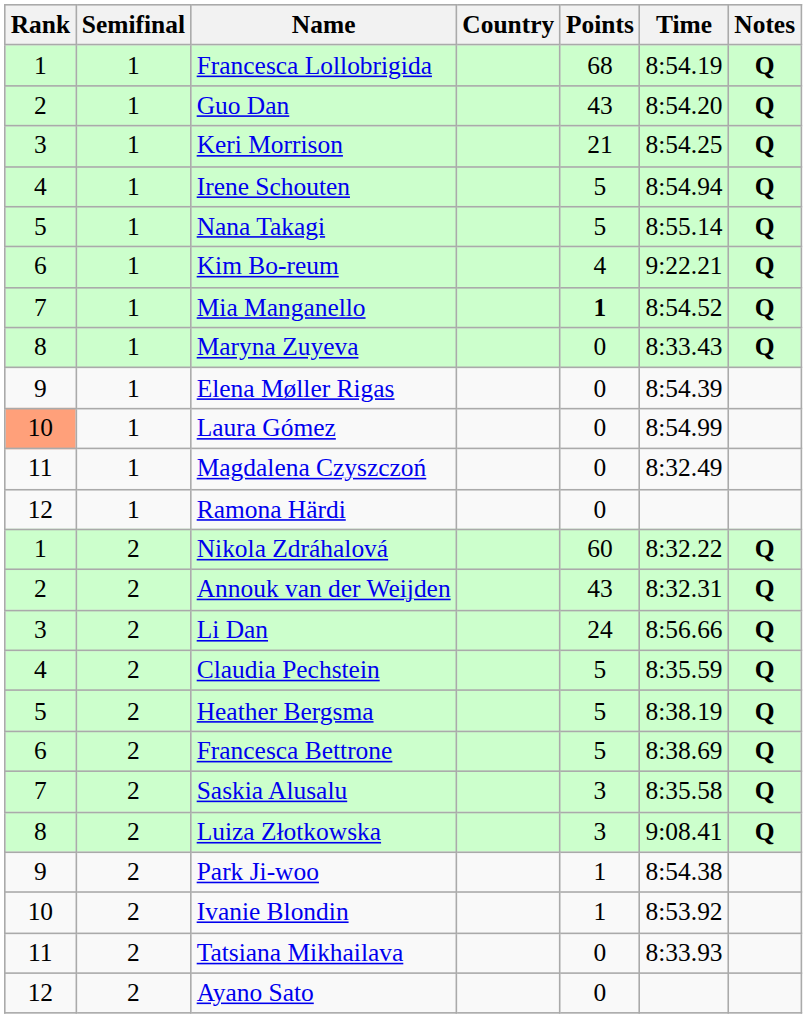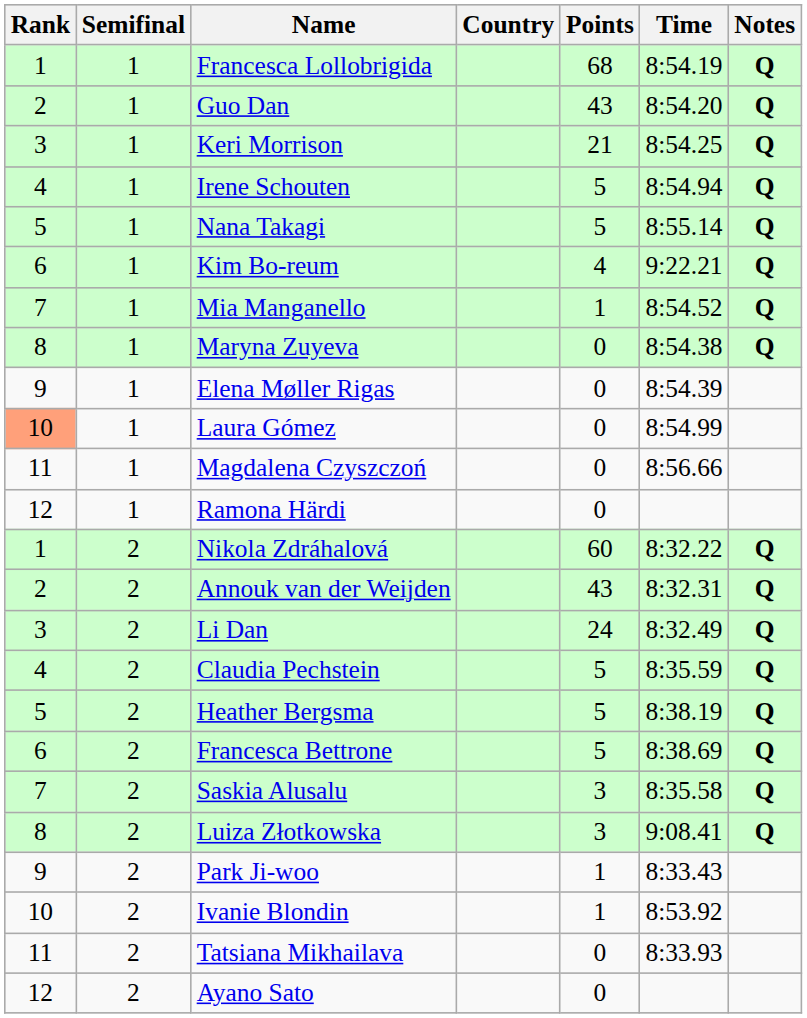(600, 307) bold -> (600, 307) normal
(684, 347) 8:33.43 -> (684, 347) 8:54.38
(684, 468) 8:32.49 -> (684, 468) 8:56.66
(684, 629) 8:56.66 -> (684, 629) 8:32.49
(684, 871) 8:54.38 -> (684, 871) 8:33.43
